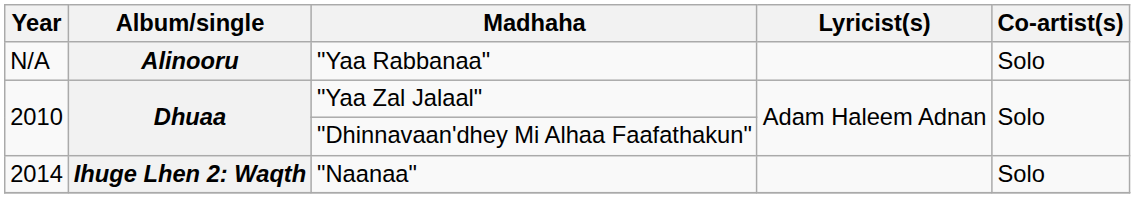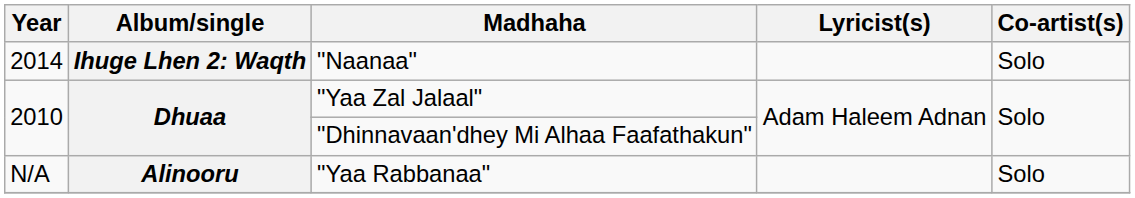rows swapped: (404, 60) <-> (367, 173)
